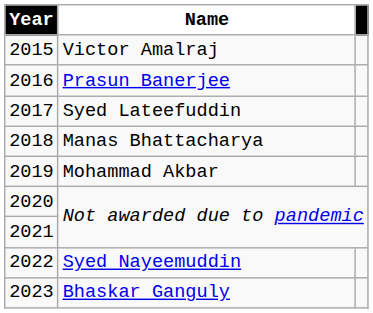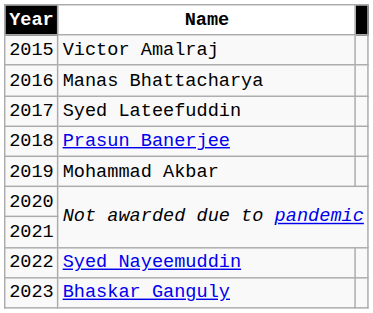(146, 80) Prasun Banerjee -> (163, 80) Manas Bhattacharya
(163, 141) Manas Bhattacharya -> (146, 141) Prasun Banerjee
